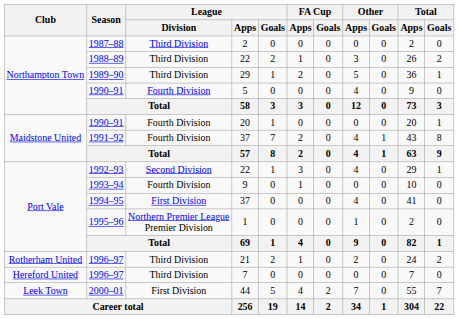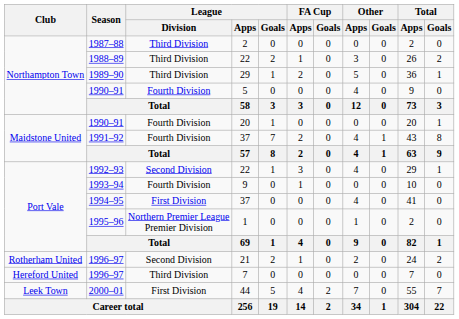(179, 259) Third Division -> (179, 259) Second Division
